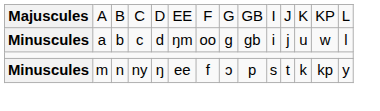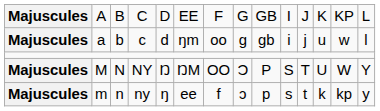(48, 39) Minuscules -> (48, 39) Majuscules
+ row: (142, 70)
(48, 70) Minuscules -> (48, 93) Majuscules
